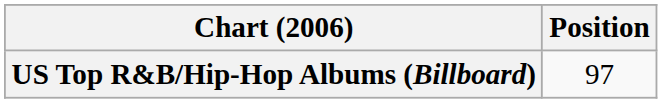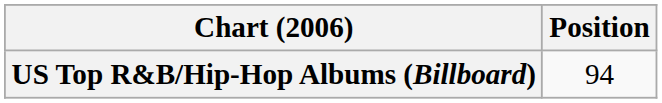(600, 73) 97 -> (600, 73) 94
